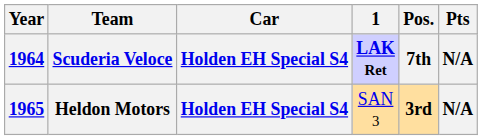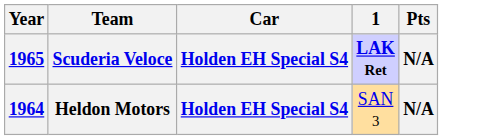- column: (419, 19)
(26, 59) 1964 -> (26, 59) 1965
(26, 109) 1965 -> (26, 109) 1964
